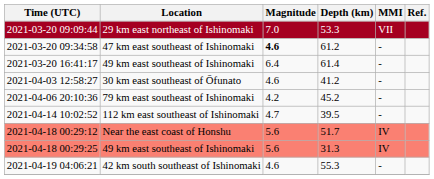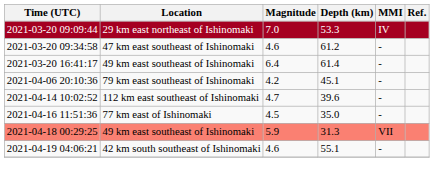(386, 30) VII -> (384, 30) IV
(272, 47) bold -> (272, 47) normal
- row: (52, 81)
(330, 98) 45.2 -> (330, 81) 45.1
(330, 115) 39.5 -> (330, 98) 39.6
+ row: (52, 115)
- row: (52, 132)
(272, 149) 5.6 -> (272, 132) 5.9
(384, 149) IV -> (386, 132) VII
(330, 166) 55.3 -> (330, 149) 55.1
